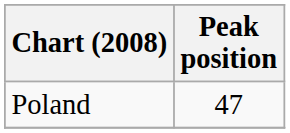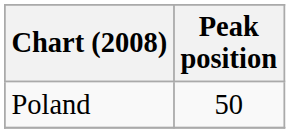(229, 104) 47 -> (229, 104) 50
